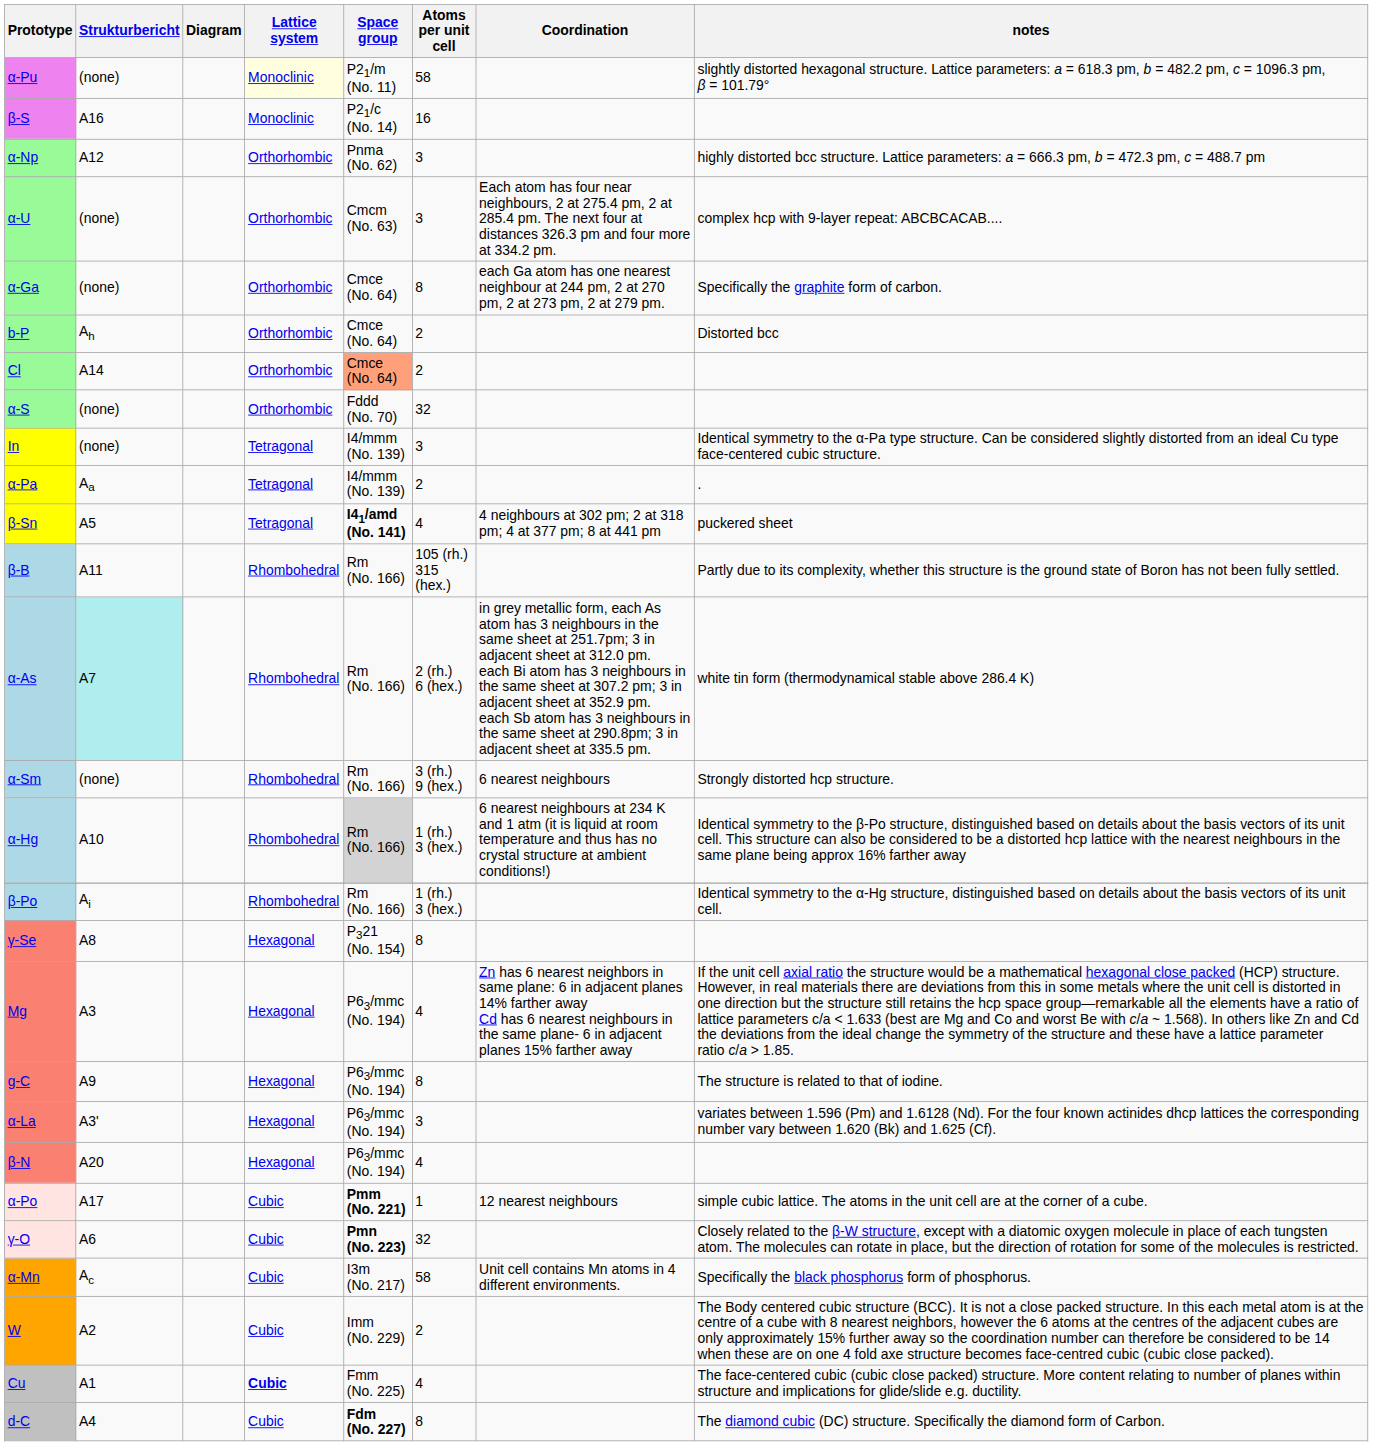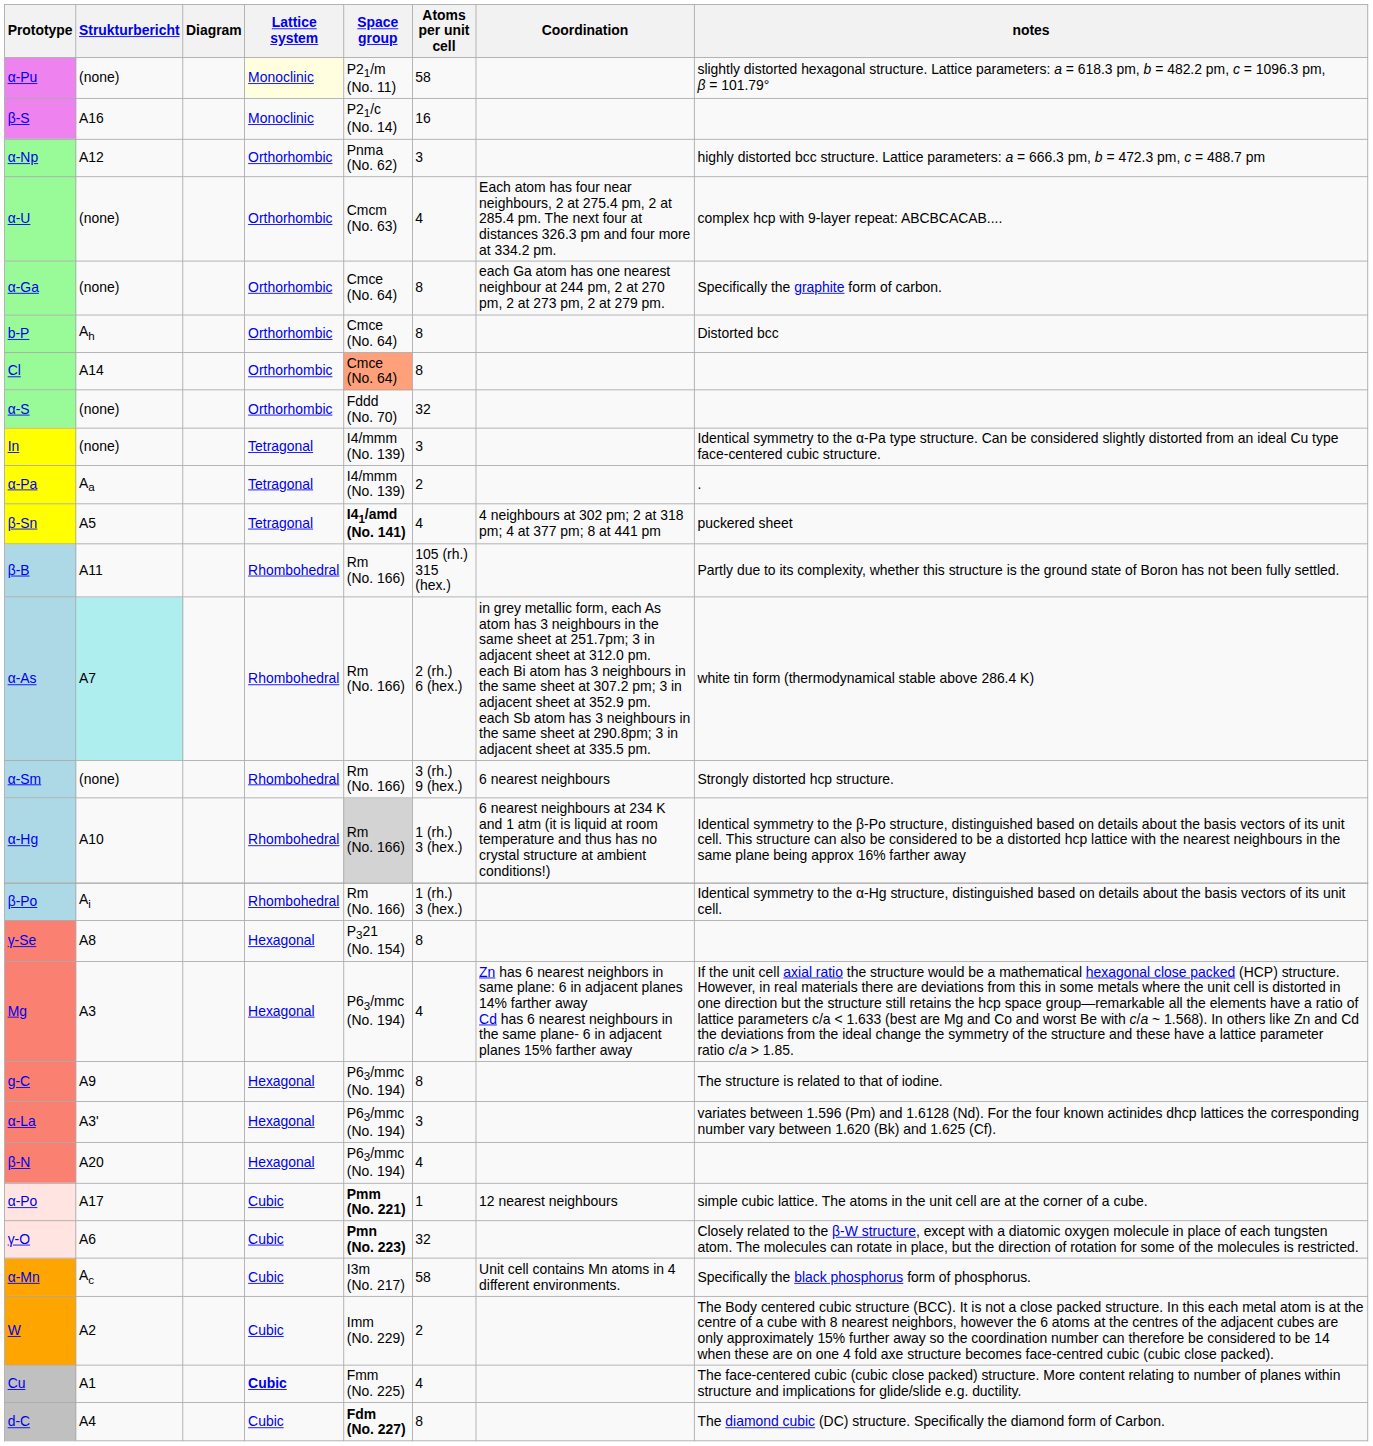(419, 219) 3 -> (419, 219) 4
(419, 333) 2 -> (419, 333) 8
(419, 371) 2 -> (419, 371) 8
